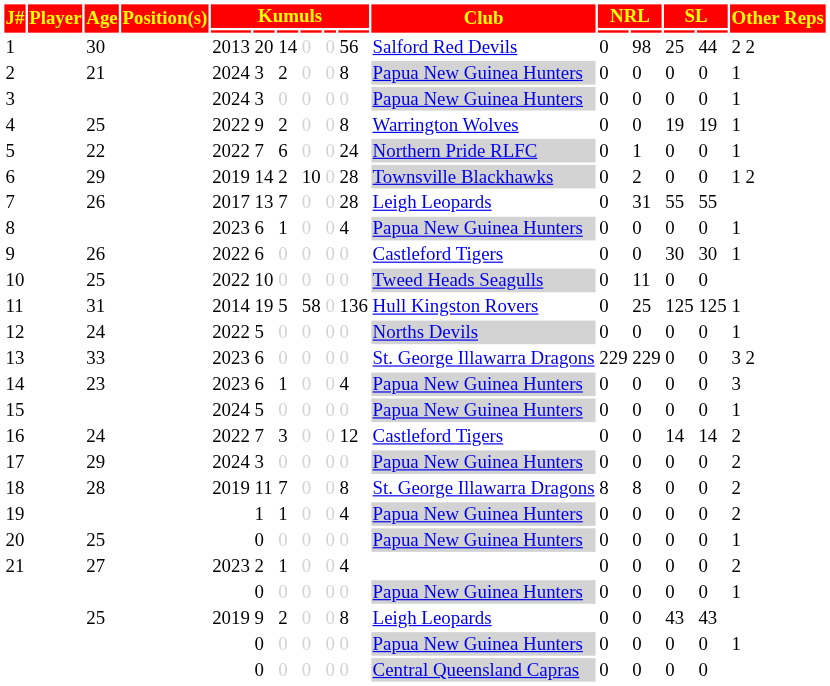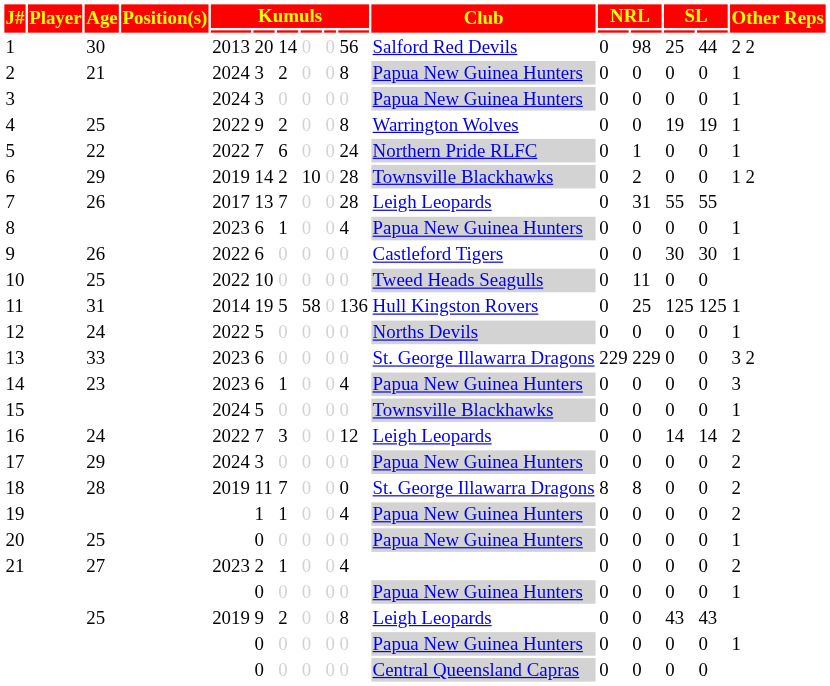(478, 410) Papua New Guinea Hunters -> (463, 410) Townsville Blackhawks
(438, 436) Castleford Tigers -> (432, 436) Leigh Leopards
(344, 488) 8 -> (344, 488) 0
